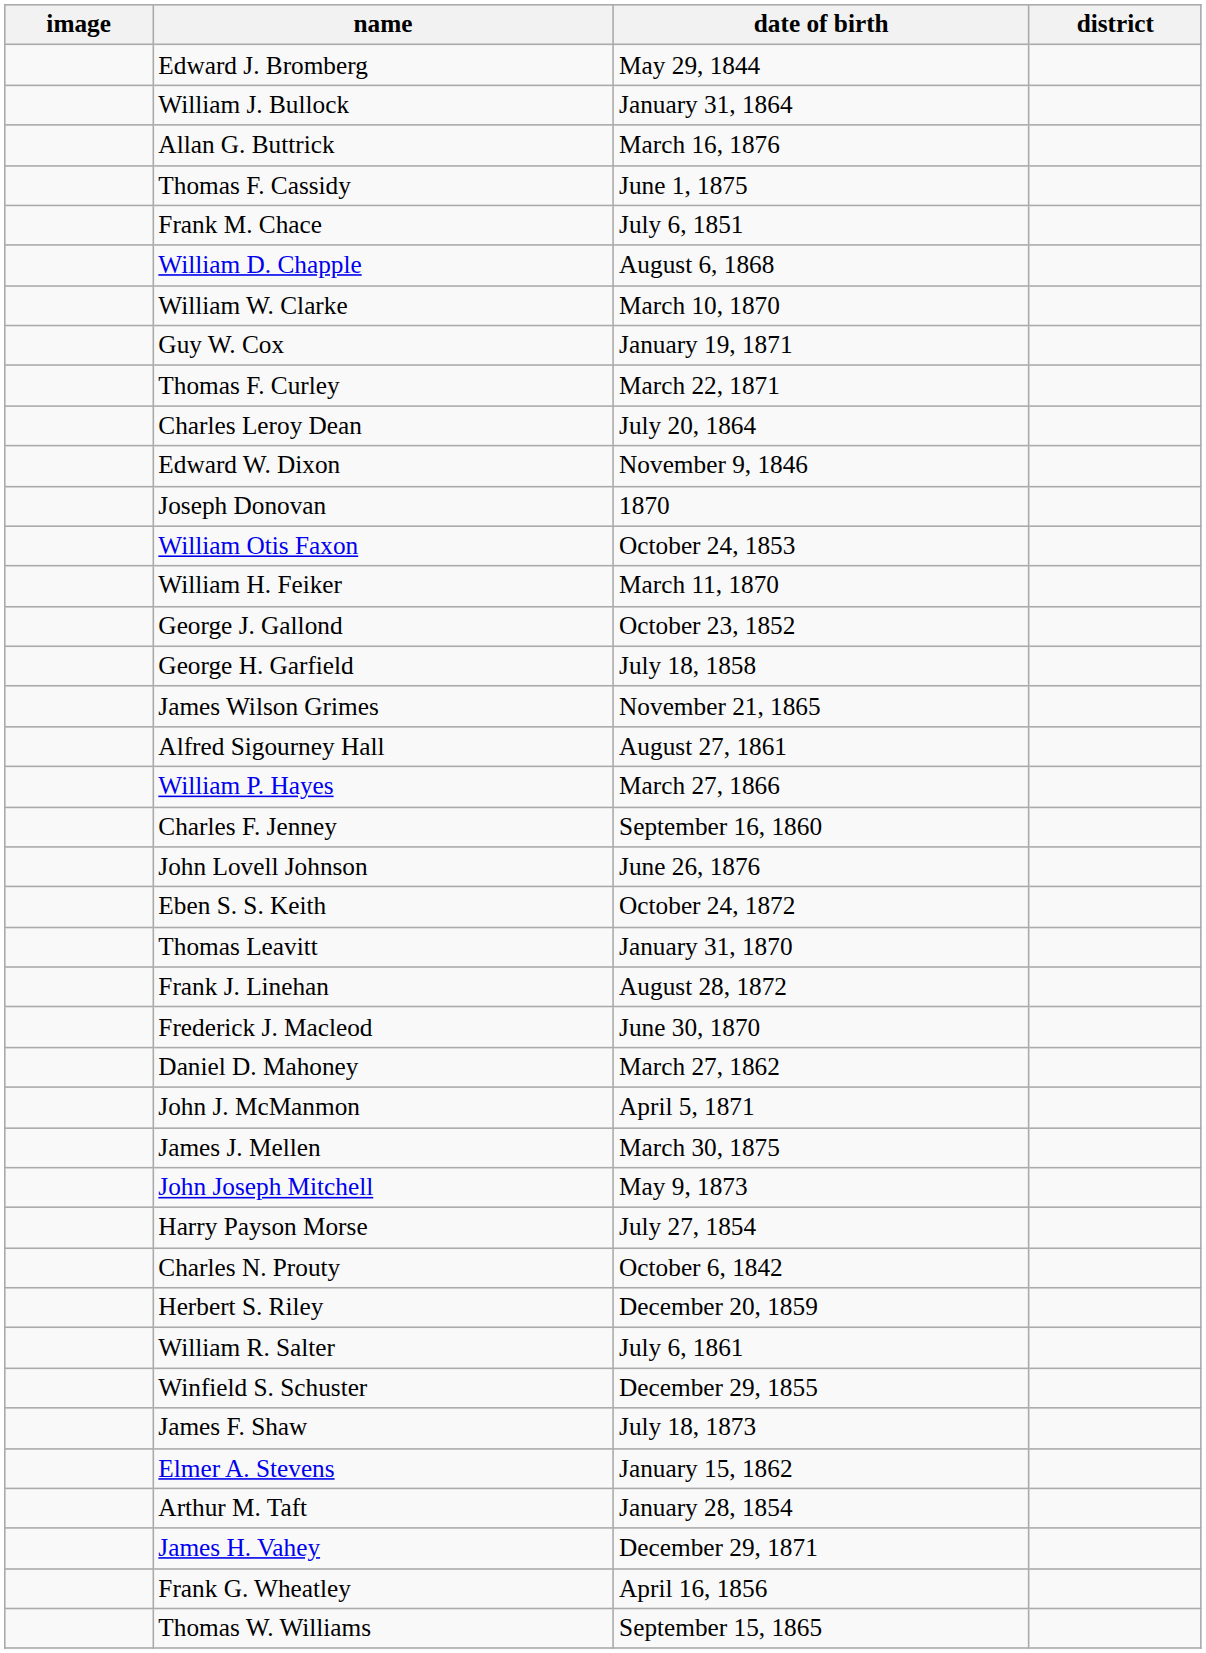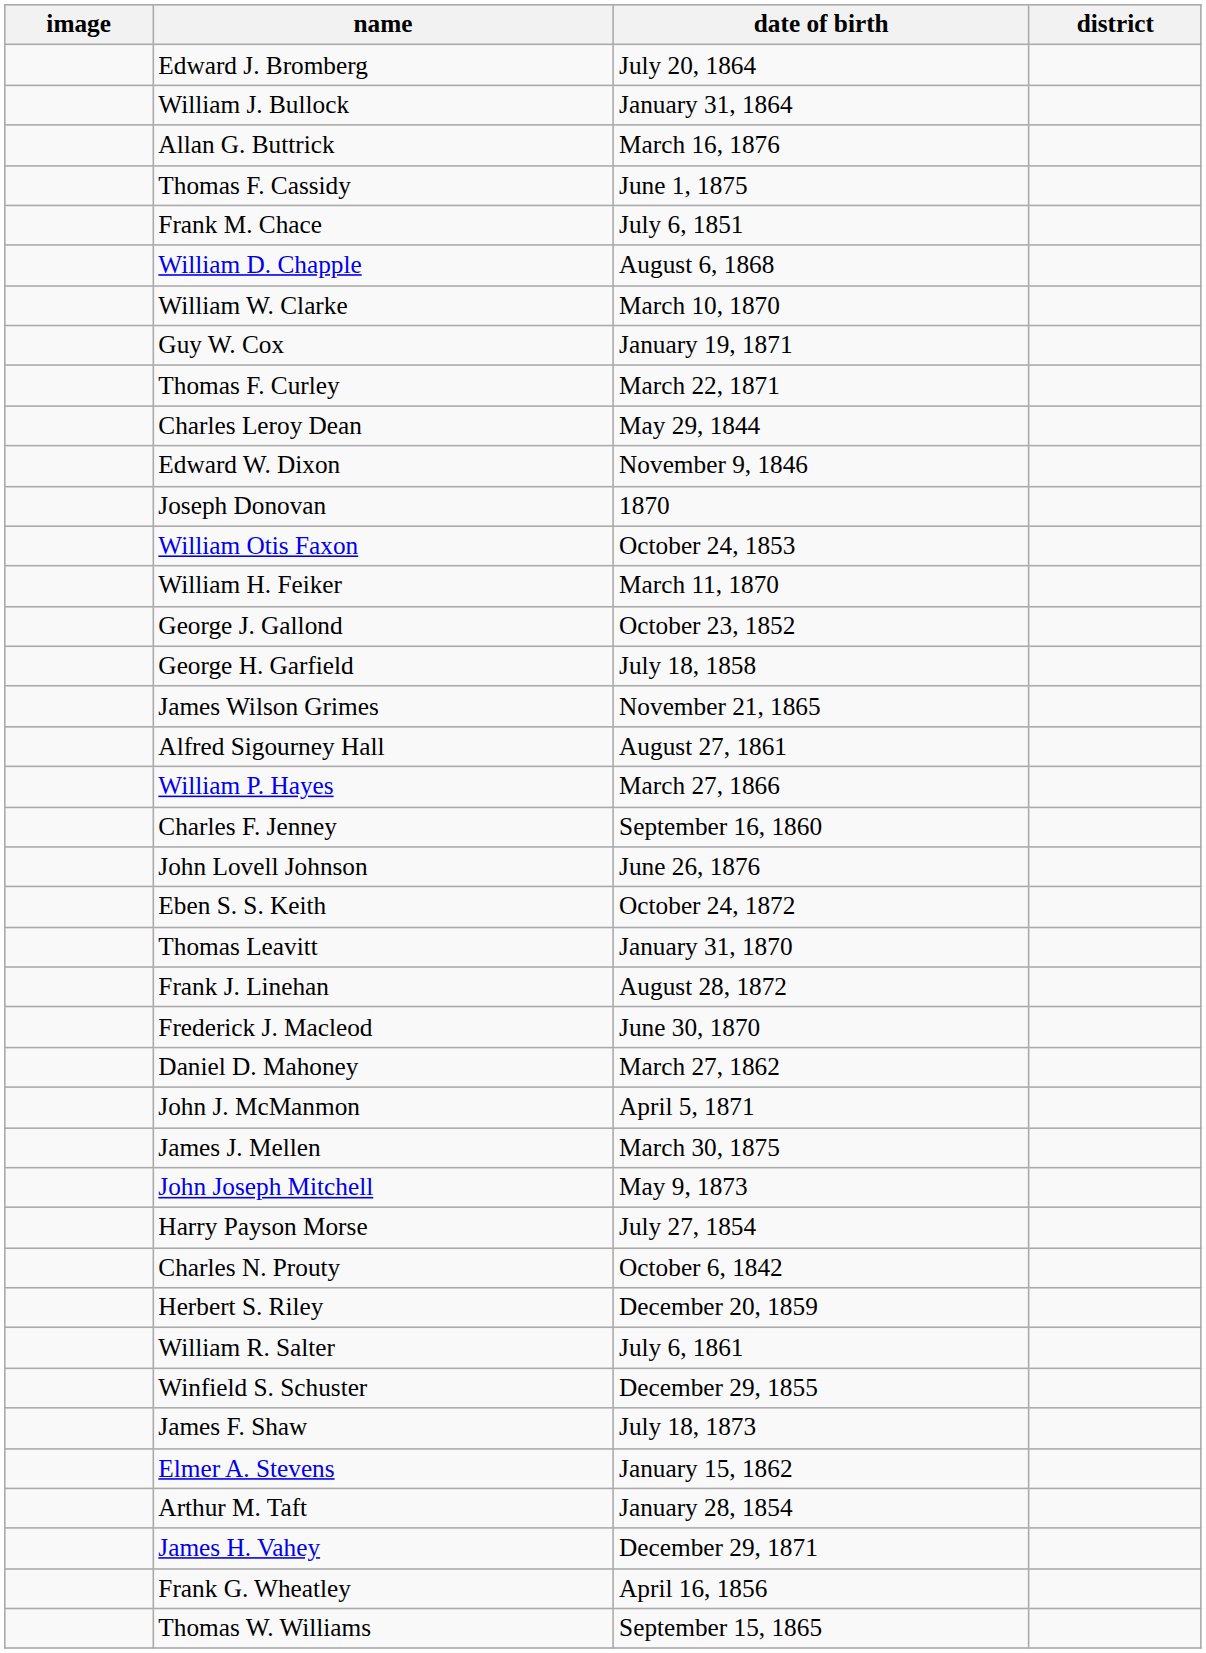(690, 64) May 29, 1844 -> (688, 64) July 20, 1864
(688, 425) July 20, 1864 -> (690, 425) May 29, 1844
